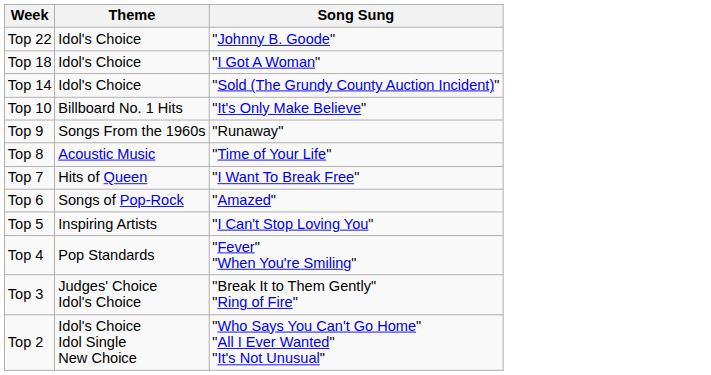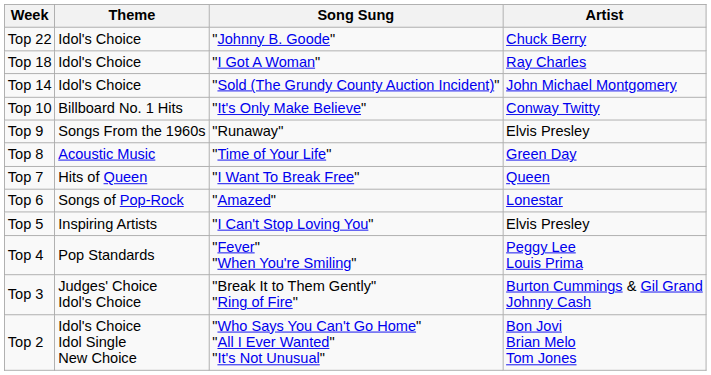+ column: (604, 16)
